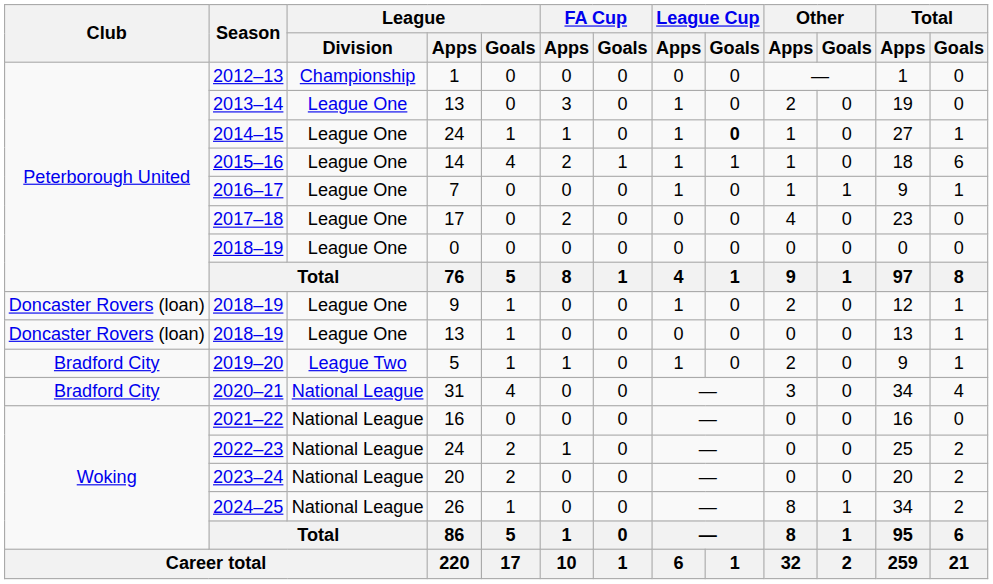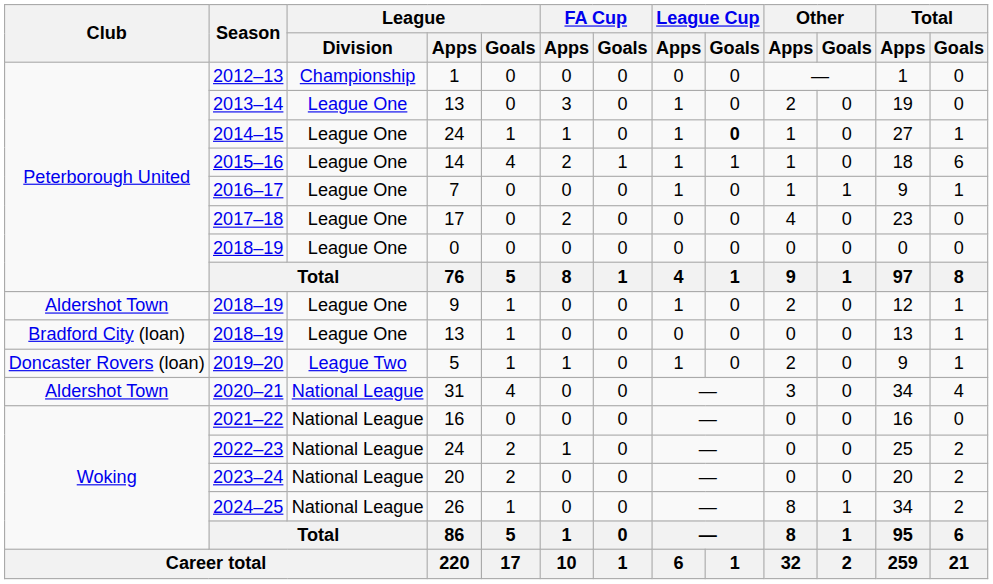(107, 305) Doncaster Rovers (loan) -> (107, 305) Aldershot Town
(107, 334) Doncaster Rovers (loan) -> (107, 334) Bradford City (loan)
(107, 362) Bradford City -> (107, 362) Doncaster Rovers (loan)
(107, 391) Bradford City -> (107, 391) Aldershot Town
